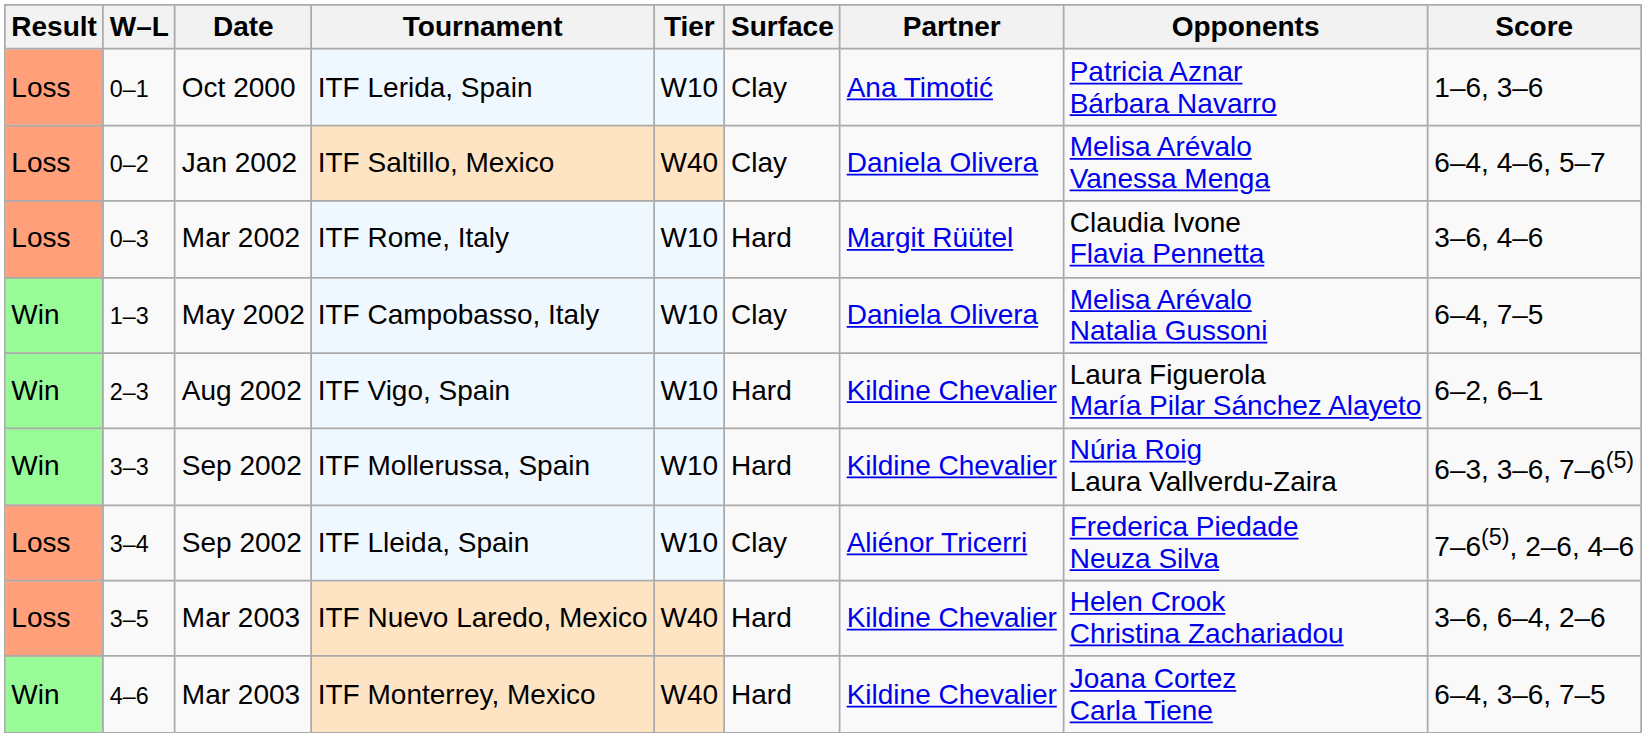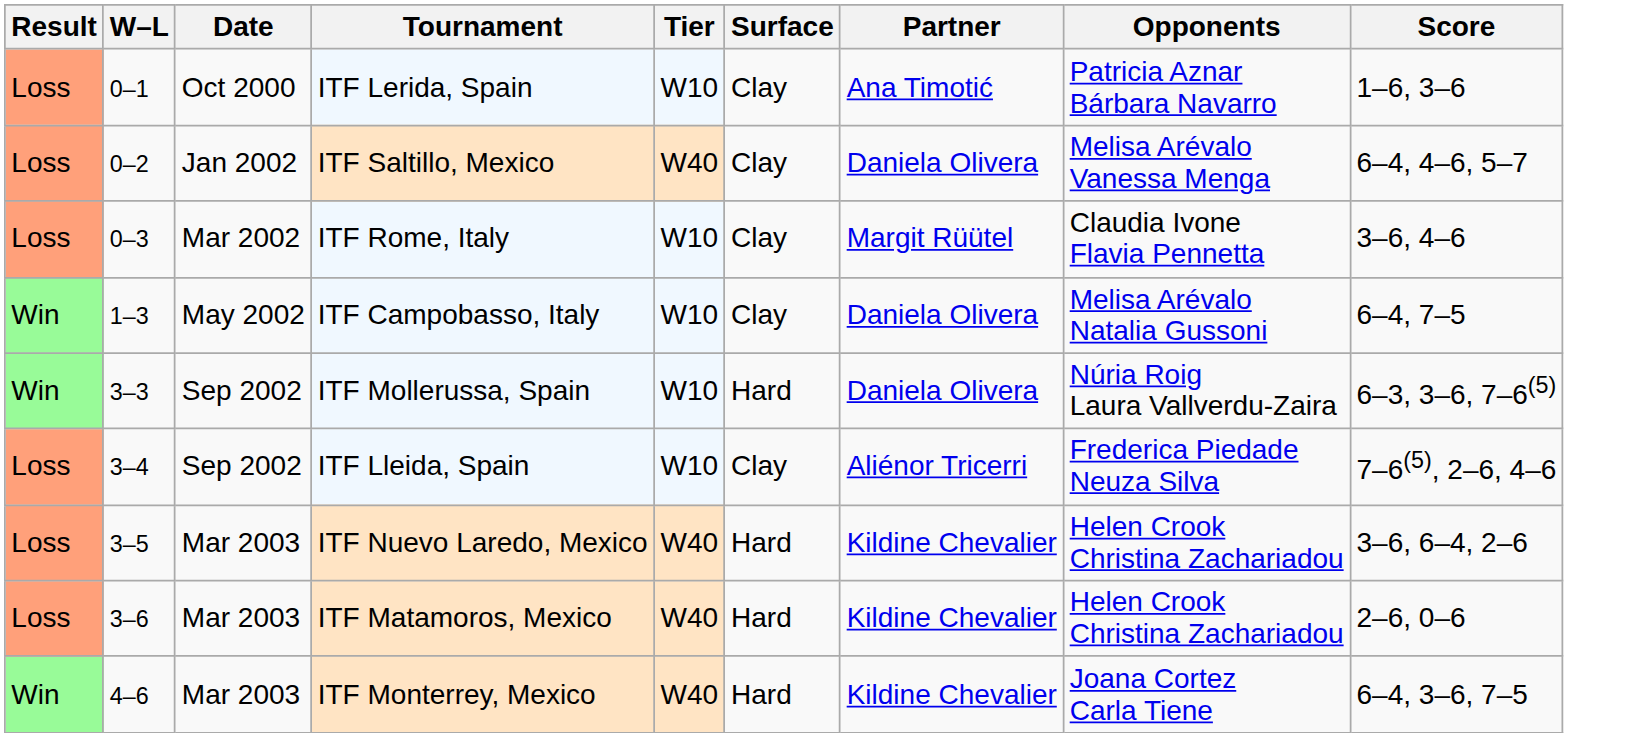(761, 238) Hard -> (759, 238) Clay
- row: (414, 390)
(952, 466) Kildine Chevalier -> (942, 390) Daniela Olivera
+ row: (465, 618)
